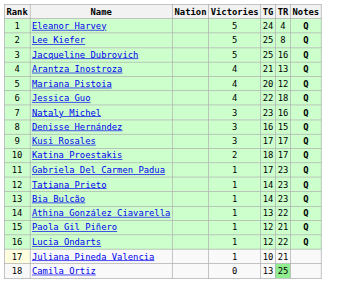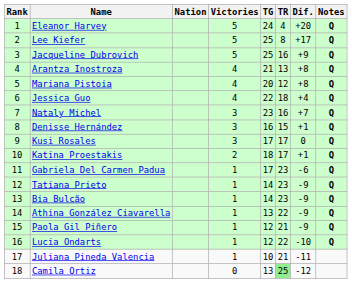+ column: (303, 12)
(17, 256) lightyellow background -> (17, 256) no background
